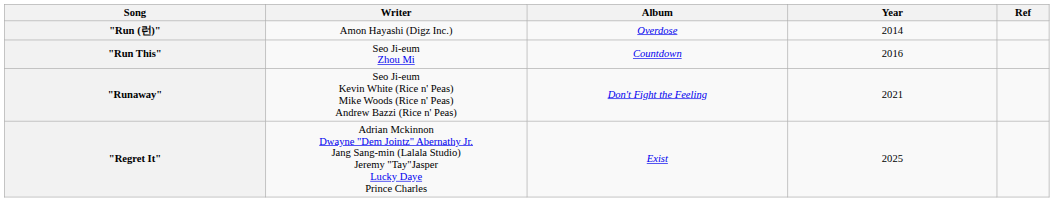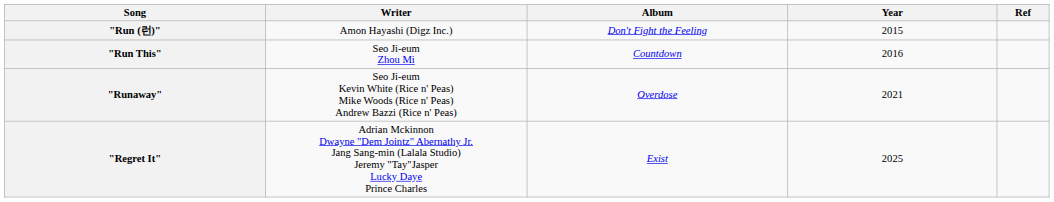(657, 30) Overdose -> (657, 30) Don't Fight the Feeling
(892, 30) 2014 -> (892, 30) 2015
(657, 94) Don't Fight the Feeling -> (657, 94) Overdose
